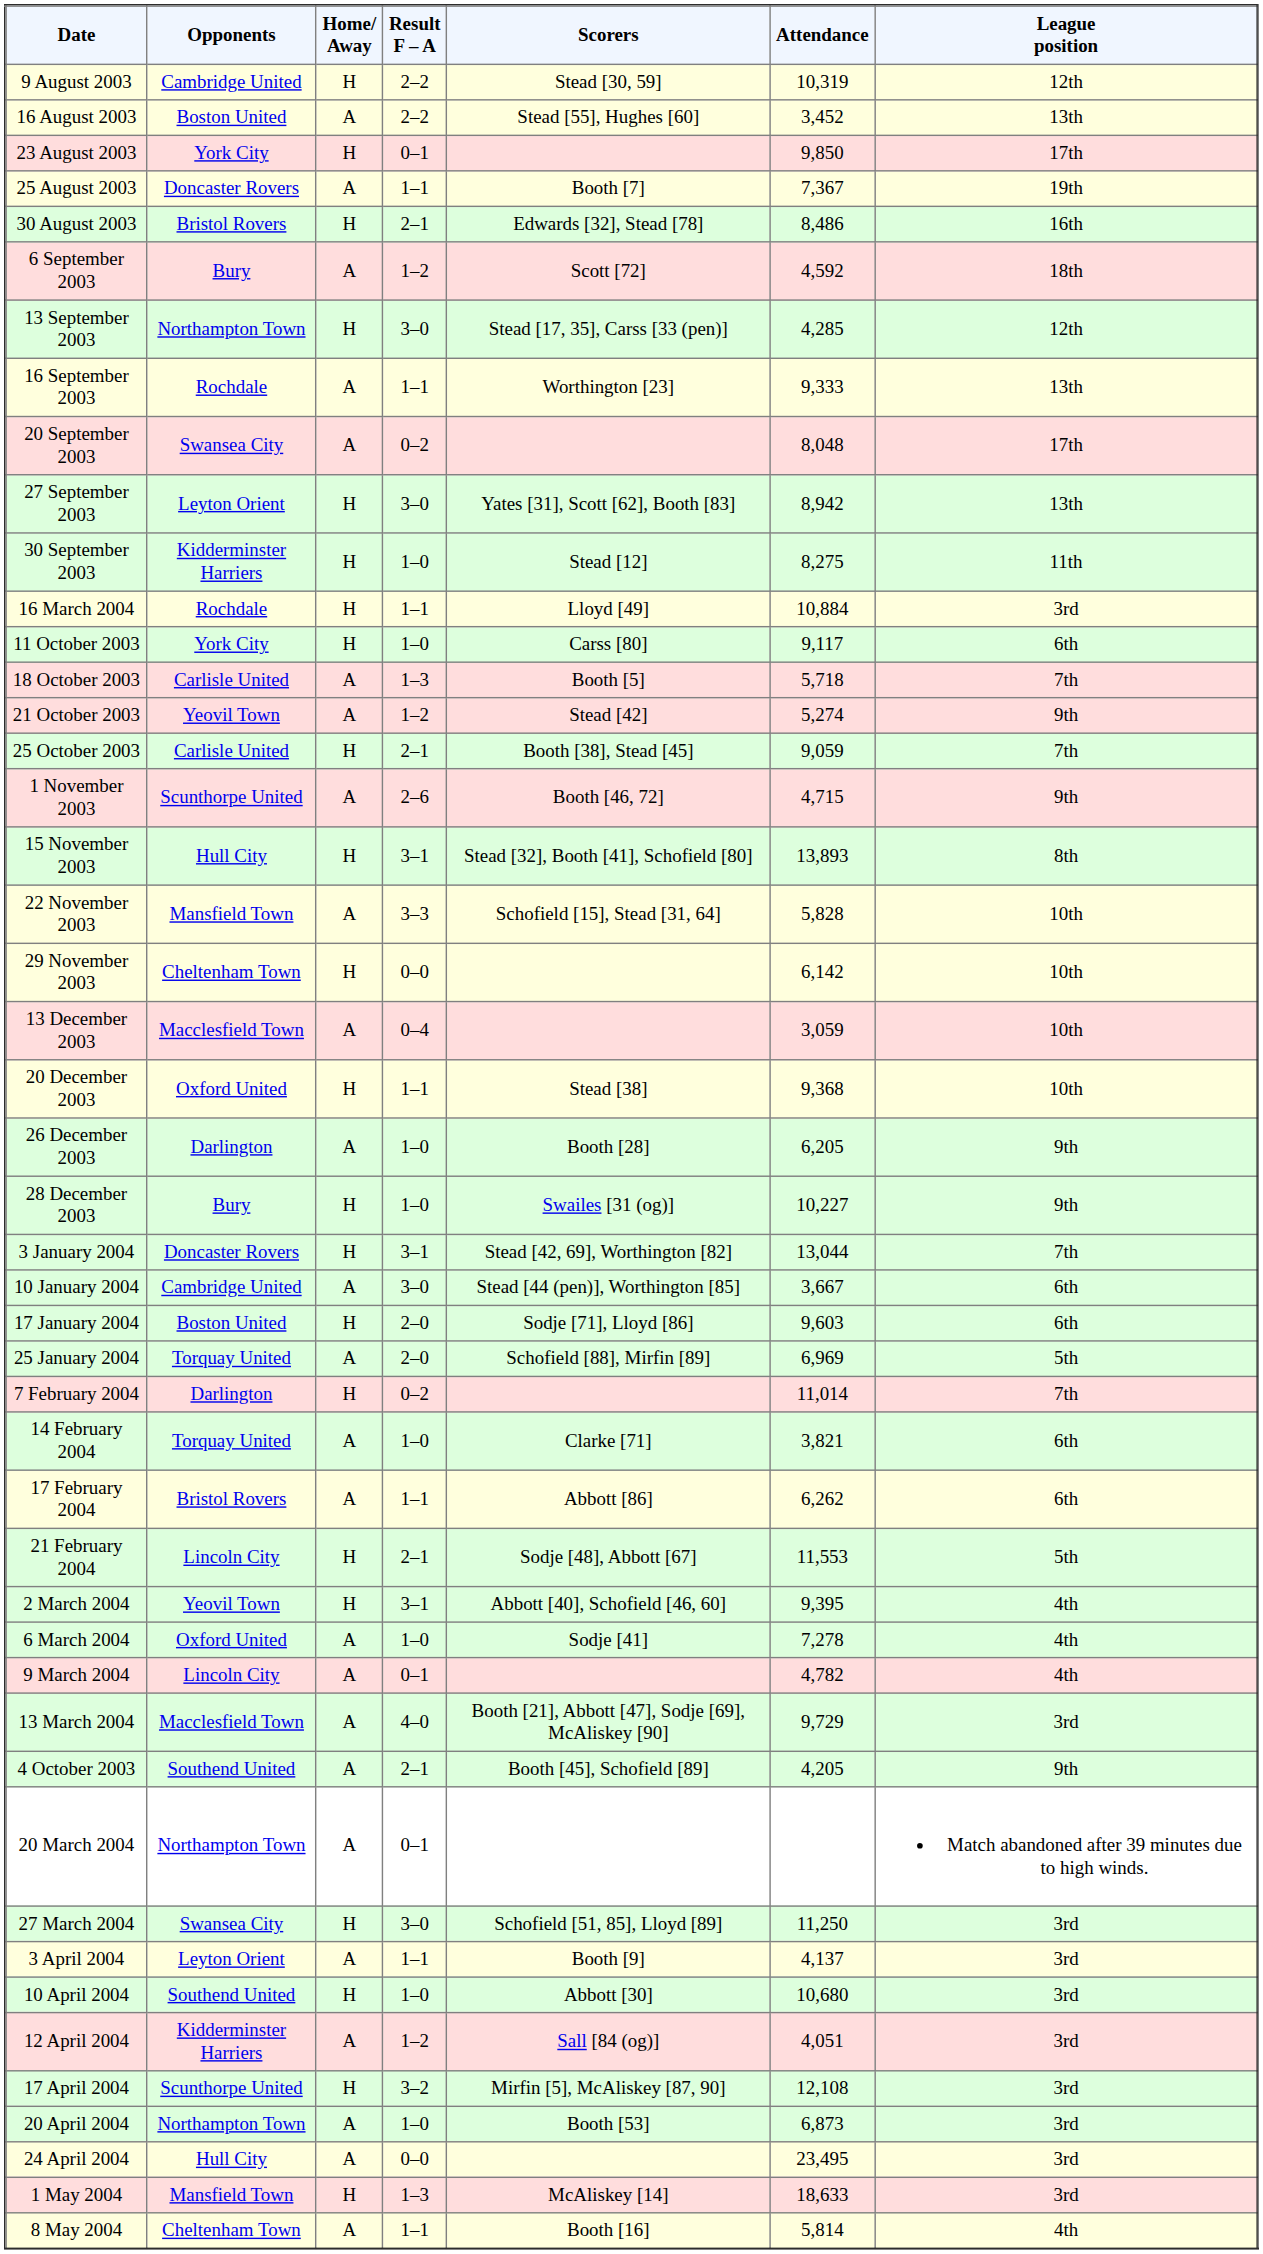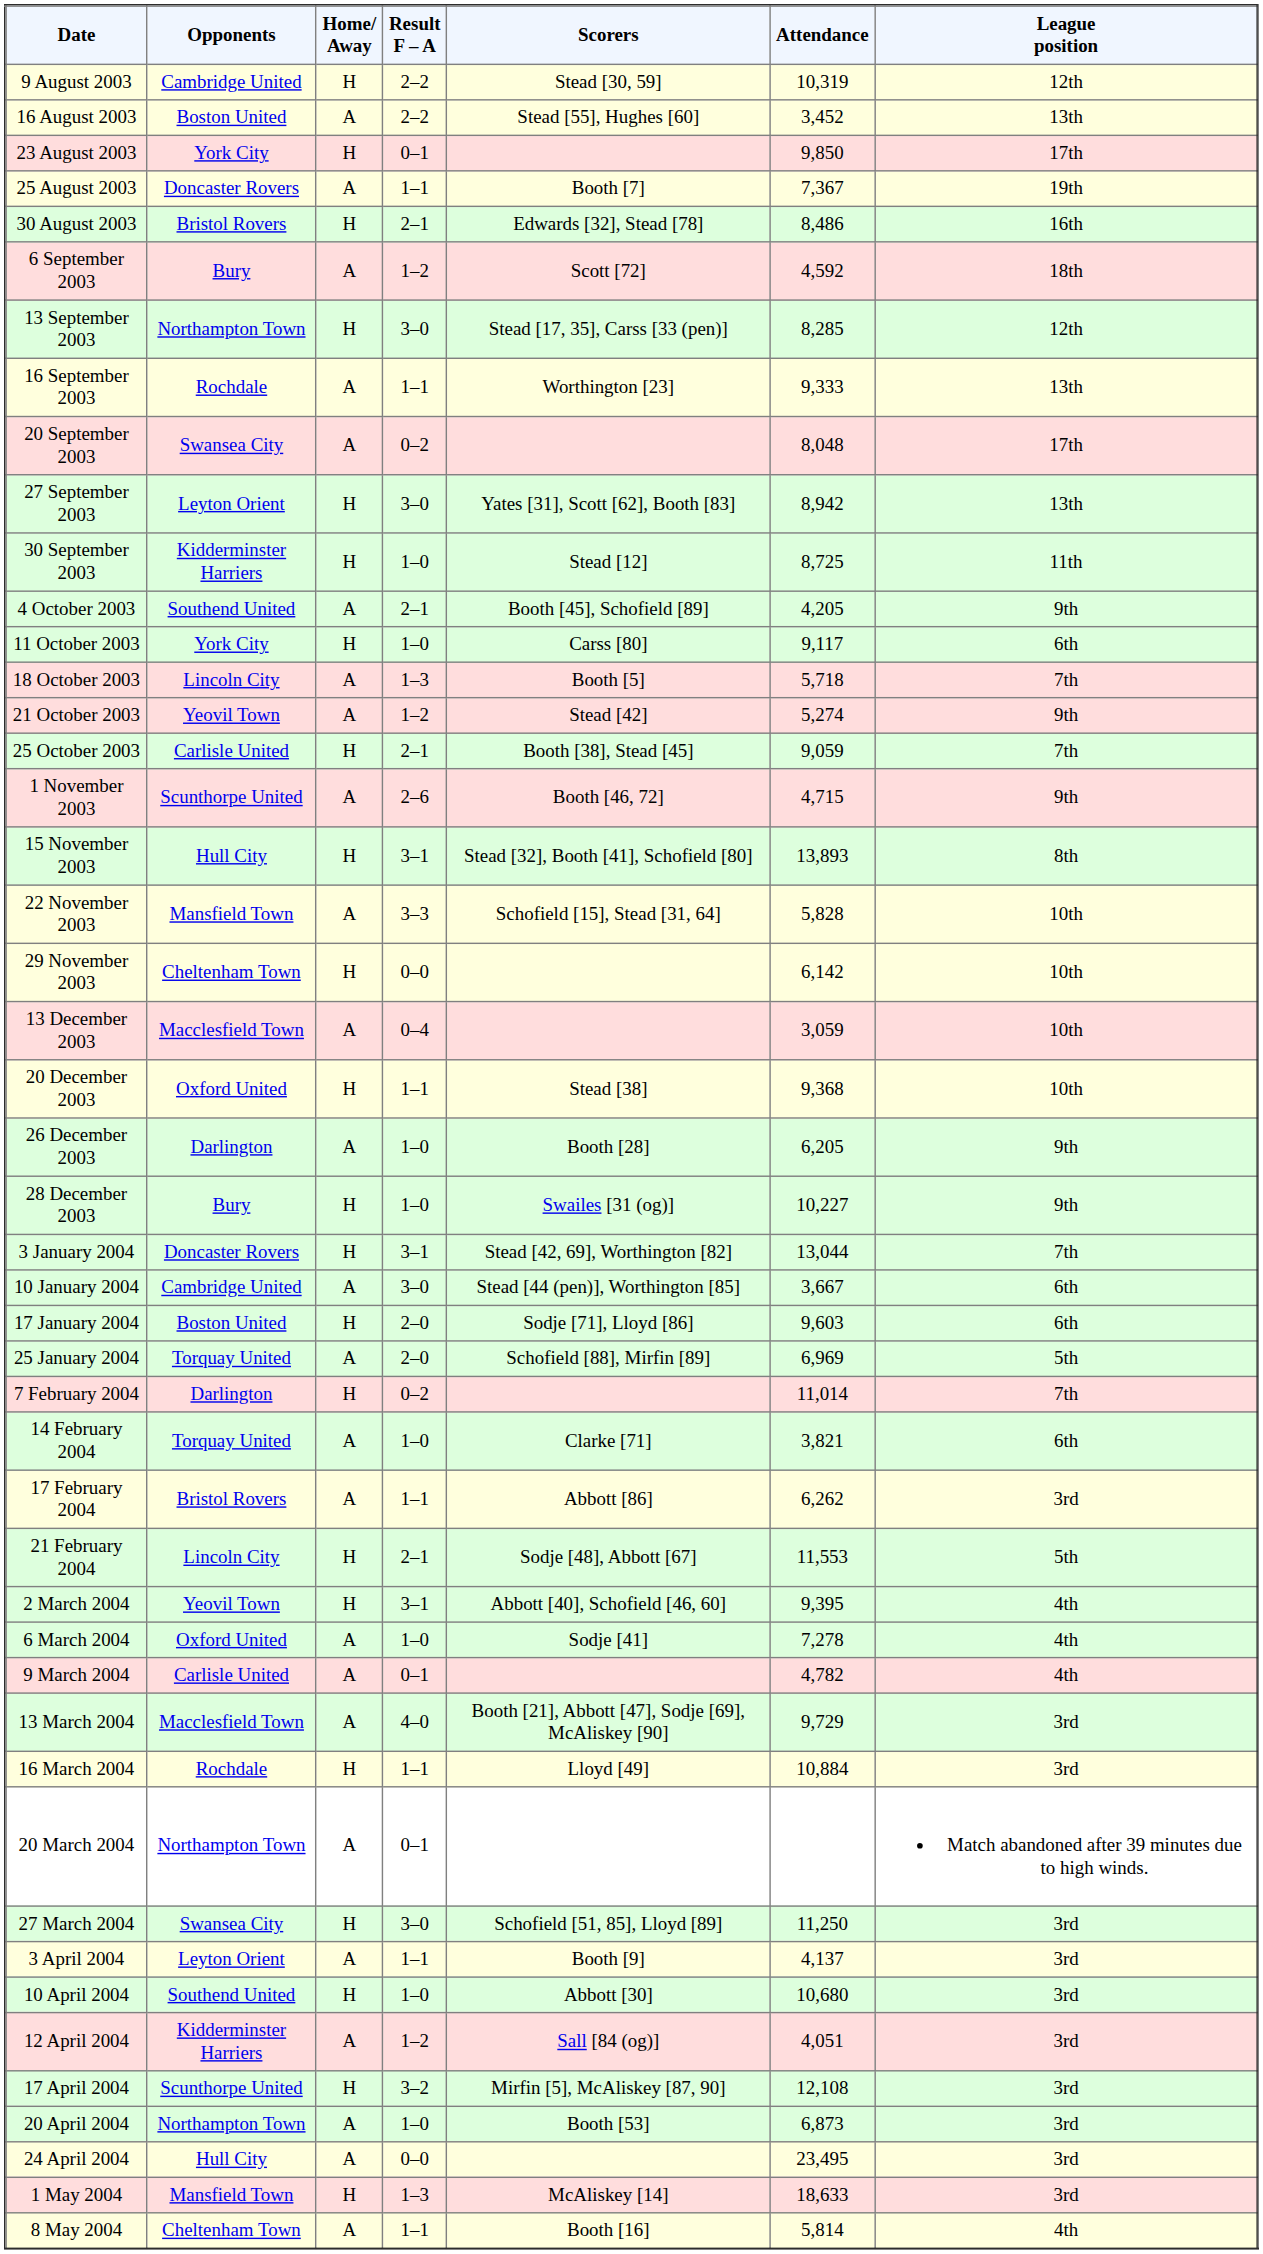(822, 328) 4,285 -> (822, 328) 8,285
(822, 561) 8,275 -> (822, 561) 8,725
rows swapped: (76, 1768) <-> (76, 608)
(231, 679) Carlisle United -> (231, 679) Lincoln City
(1066, 1499) 6th -> (1066, 1499) 3rd
(231, 1675) Lincoln City -> (231, 1675) Carlisle United
